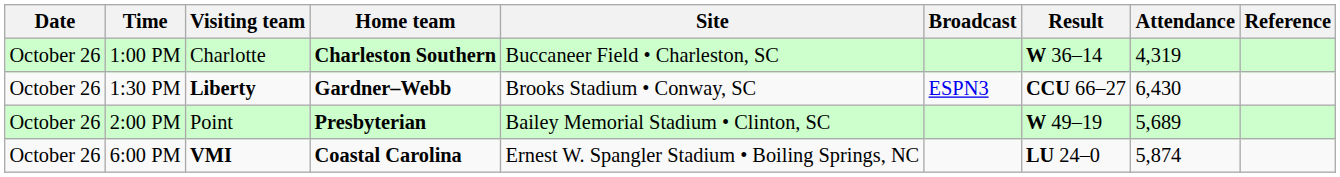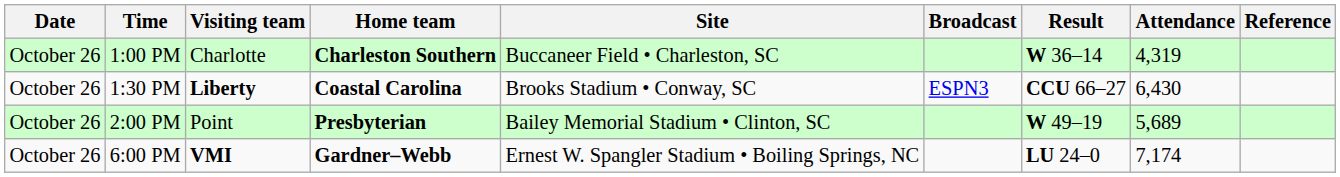(383, 88) Gardner–Webb -> (388, 88) Coastal Carolina
(388, 155) Coastal Carolina -> (383, 155) Gardner–Webb
(1158, 155) 5,874 -> (1158, 155) 7,174
